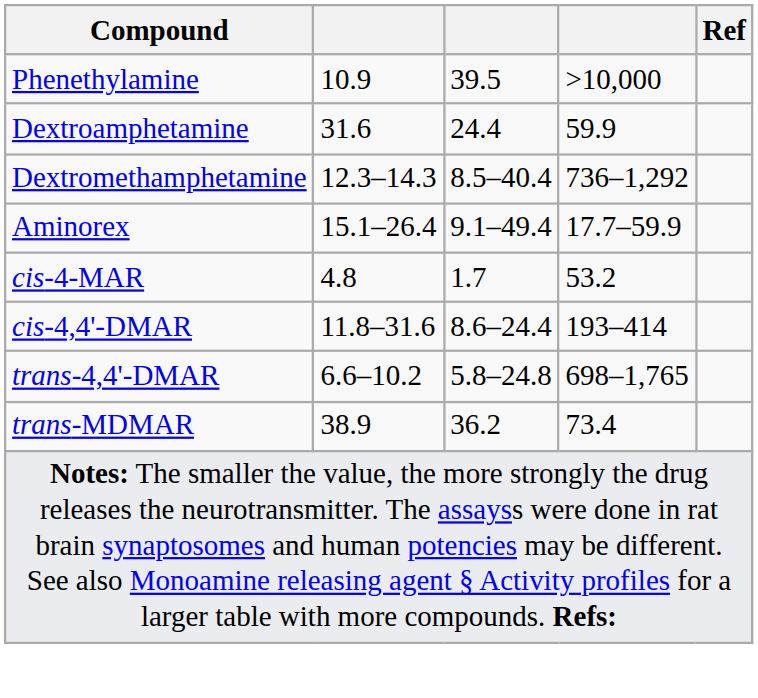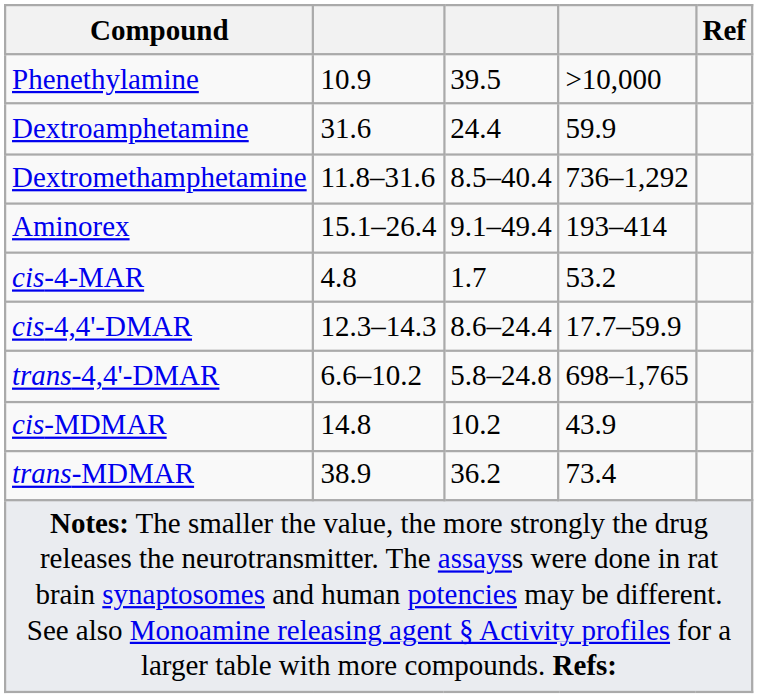(378, 177) 12.3–14.3 -> (378, 177) 11.8–31.6
(623, 227) 17.7–59.9 -> (616, 227) 193–414
(378, 326) 11.8–31.6 -> (378, 326) 12.3–14.3
(616, 326) 193–414 -> (623, 326) 17.7–59.9
+ row: (89, 425)
